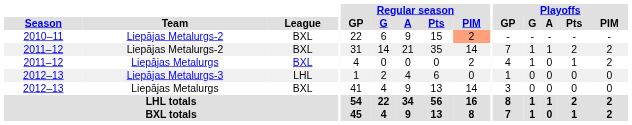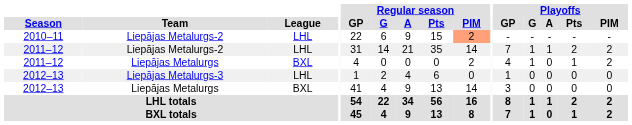(303, 36) BXL -> (303, 36) LHL
(303, 49) BXL -> (303, 49) LHL
